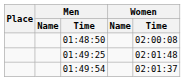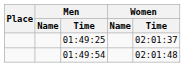- row: (84, 40)
(156, 55) 02:01:48 -> (156, 40) 02:01:37
(156, 69) 02:01:37 -> (156, 55) 02:01:48
